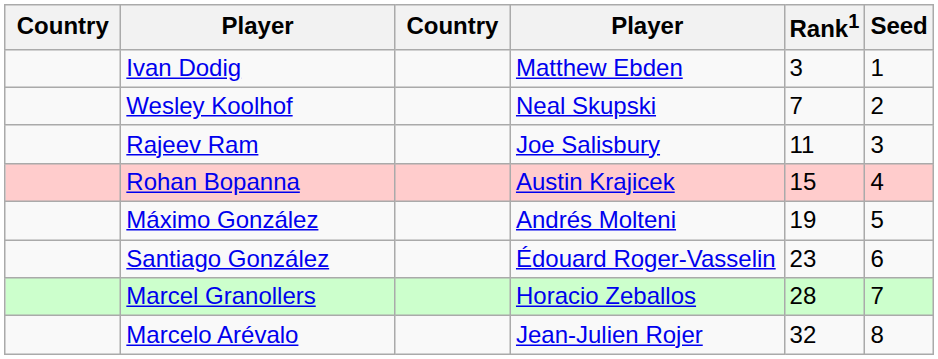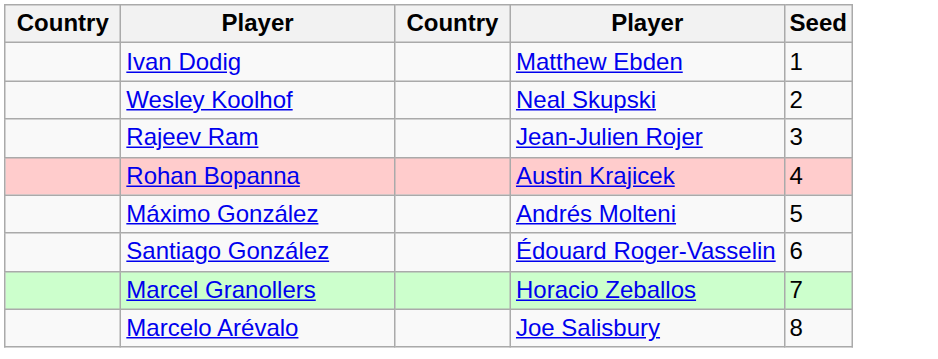- column: (824, 26)
(588, 144) Joe Salisbury -> (609, 137) Jean-Julien Rojer
(609, 334) Jean-Julien Rojer -> (588, 328) Joe Salisbury
